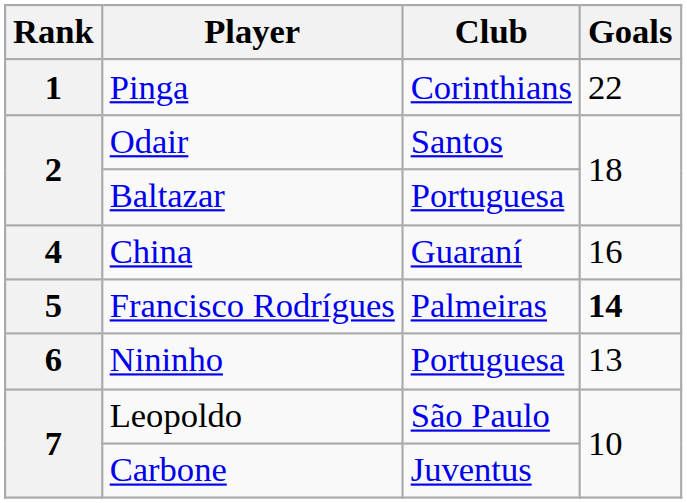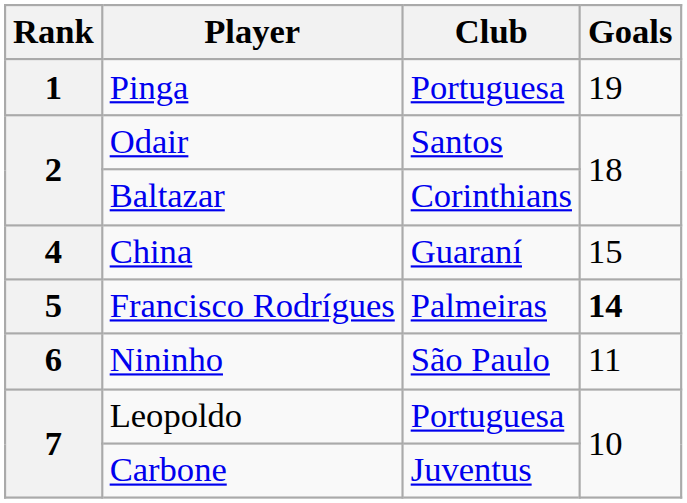(491, 86) Corinthians -> (487, 86) Portuguesa
(605, 86) 22 -> (605, 86) 19
(487, 196) Portuguesa -> (491, 196) Corinthians
(605, 251) 16 -> (605, 251) 15
(487, 360) Portuguesa -> (480, 360) São Paulo
(605, 360) 13 -> (605, 360) 11
(480, 415) São Paulo -> (487, 415) Portuguesa
